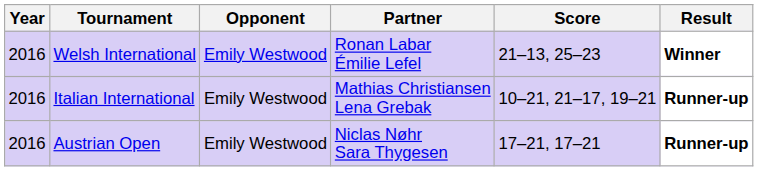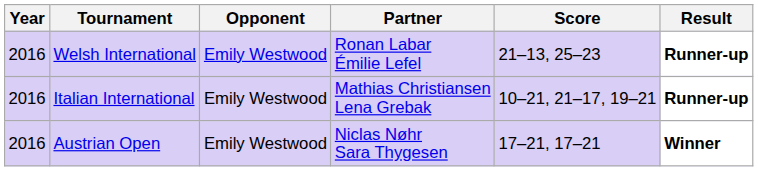(692, 54) Winner -> (706, 54) Runner-up
(706, 144) Runner-up -> (692, 144) Winner
